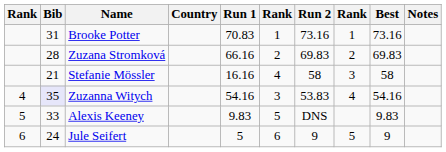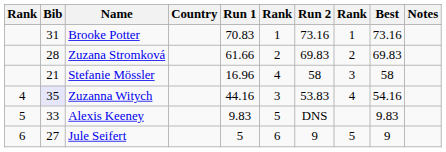(240, 55) 66.16 -> (240, 55) 61.66
(240, 75) 16.16 -> (240, 75) 16.96
(240, 95) 54.16 -> (240, 95) 44.16
(53, 136) 24 -> (53, 136) 27
